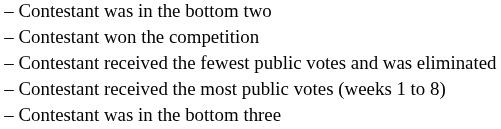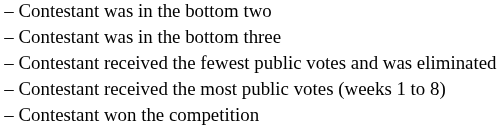rows swapped: (150, 114) <-> (139, 37)
